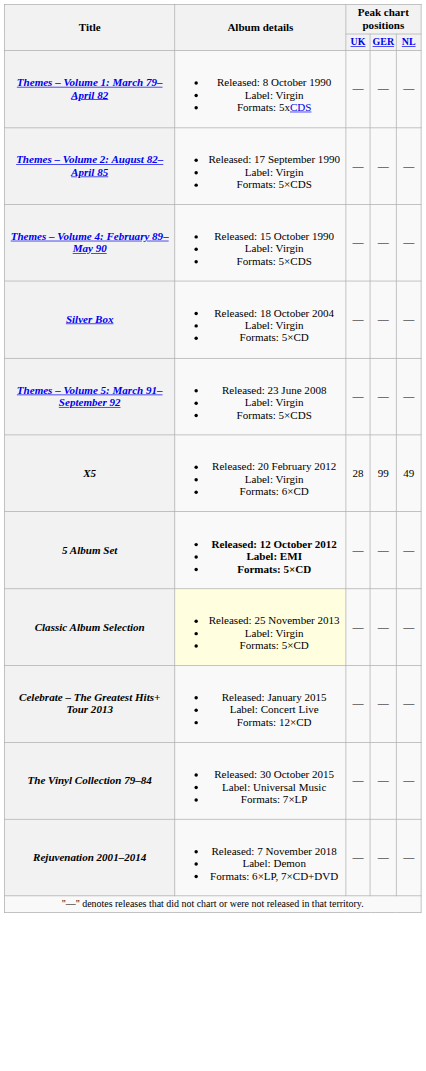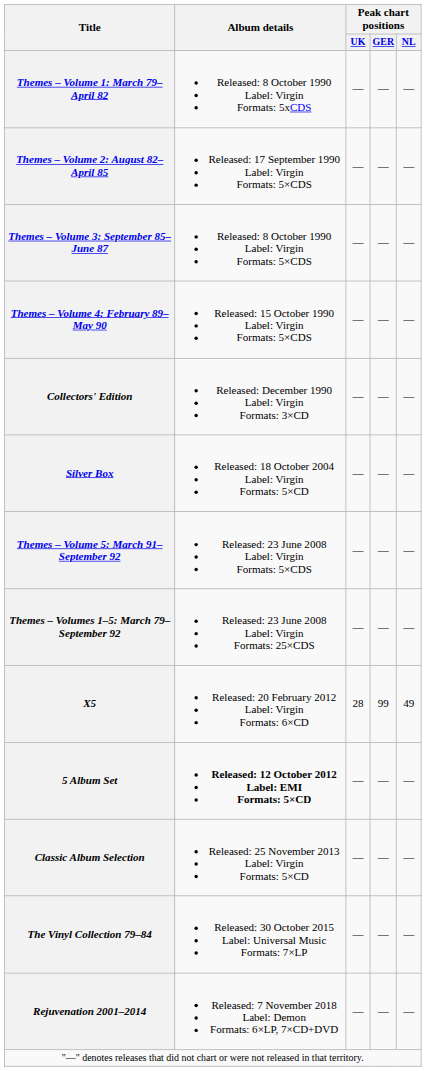+ row: (90, 242)
+ row: (90, 396)
+ row: (90, 627)
(260, 633) lightyellow background -> (260, 864) no background
- row: (90, 704)
